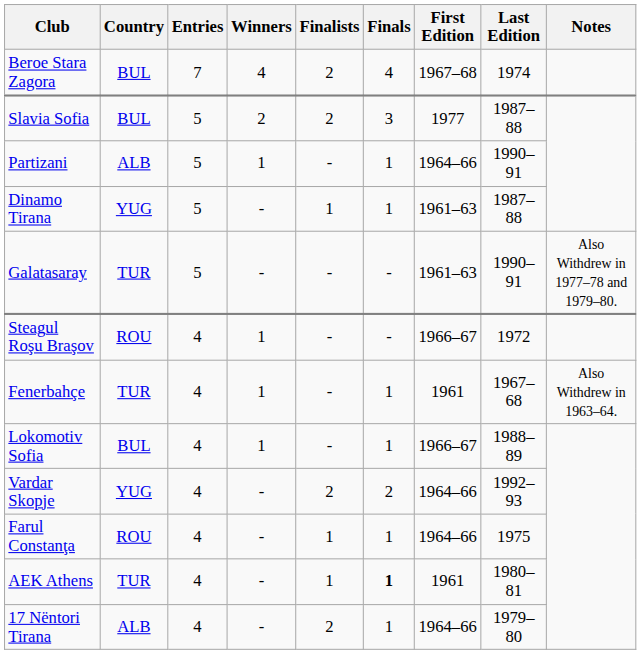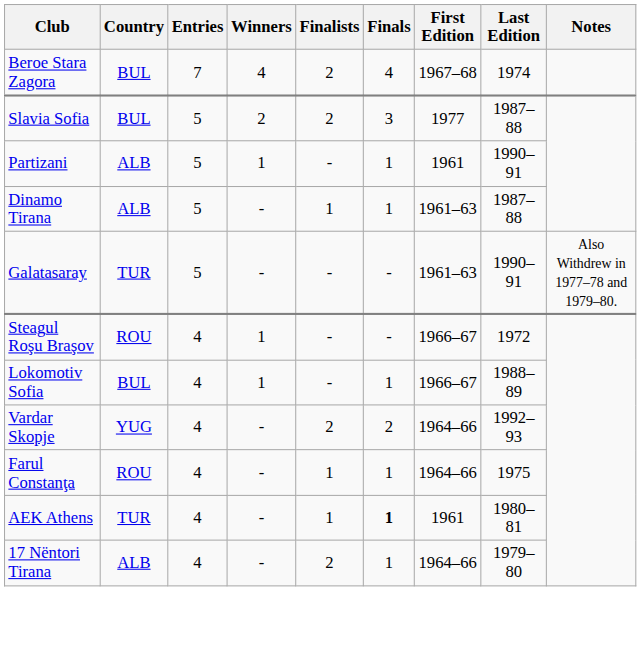(448, 163) 1964–66 -> (448, 163) 1961
(134, 208) YUG -> (134, 208) ALB
- row: (47, 391)
